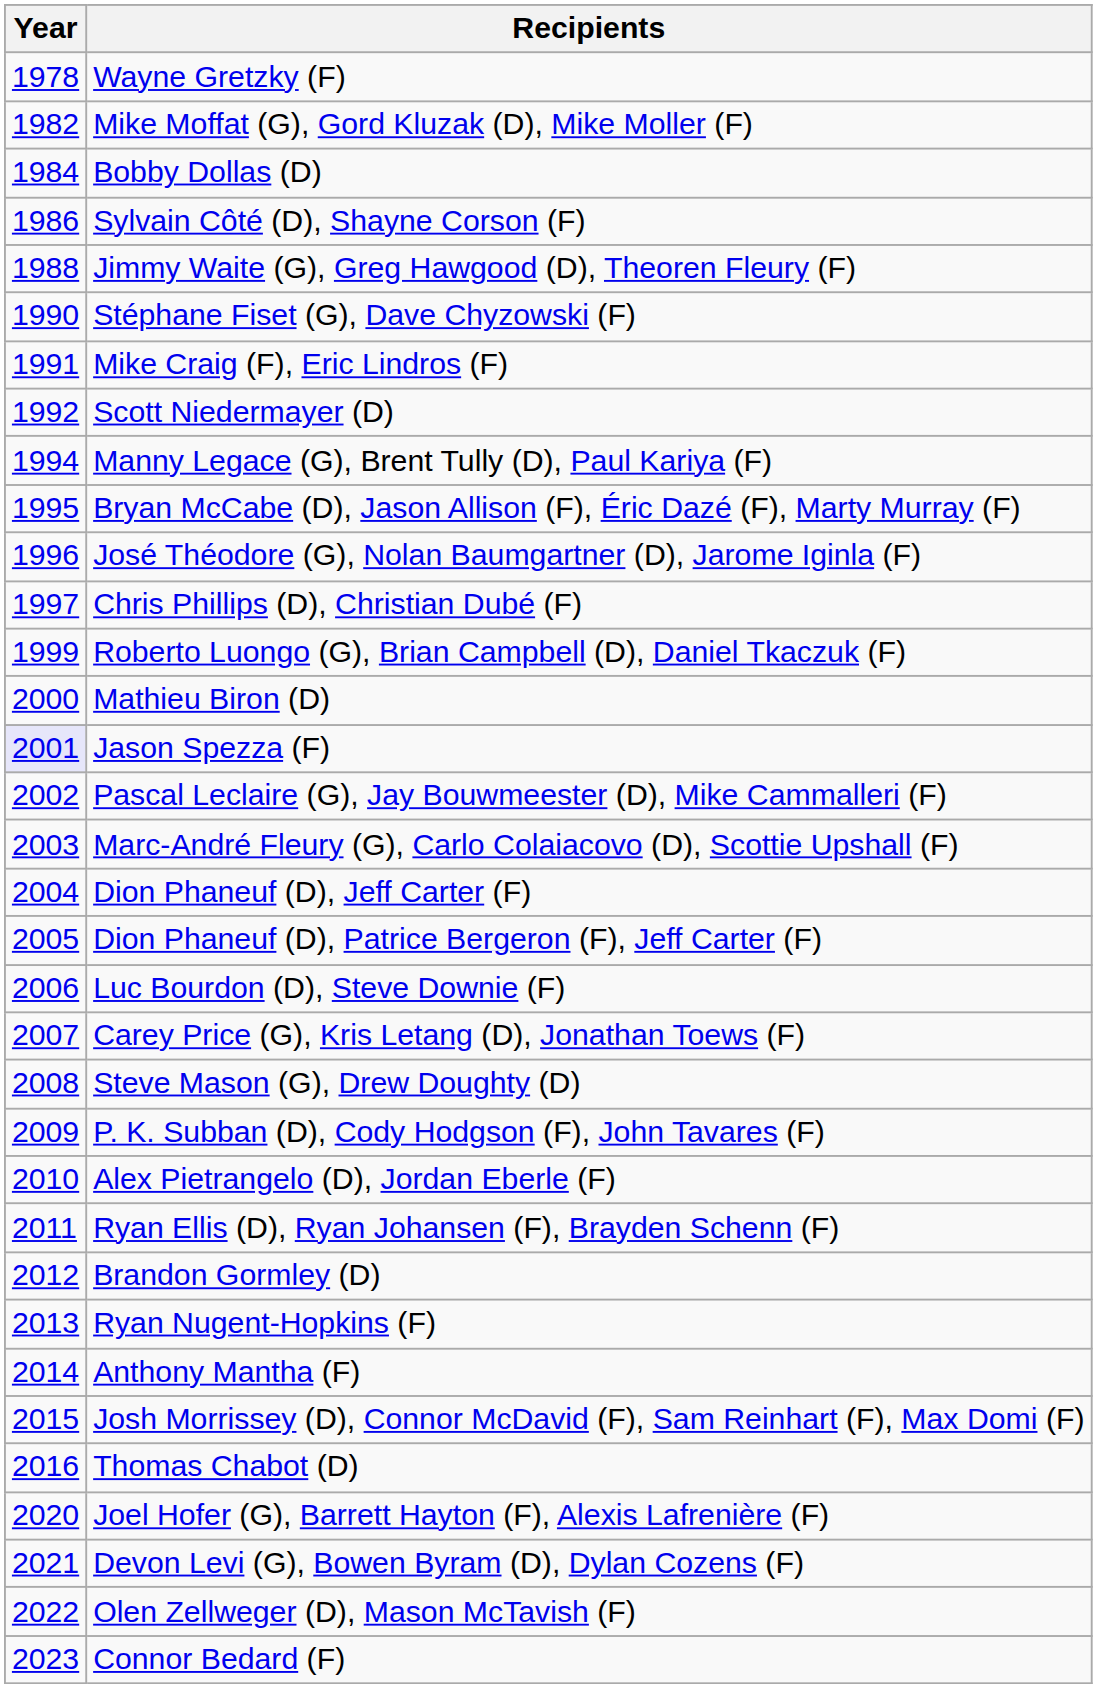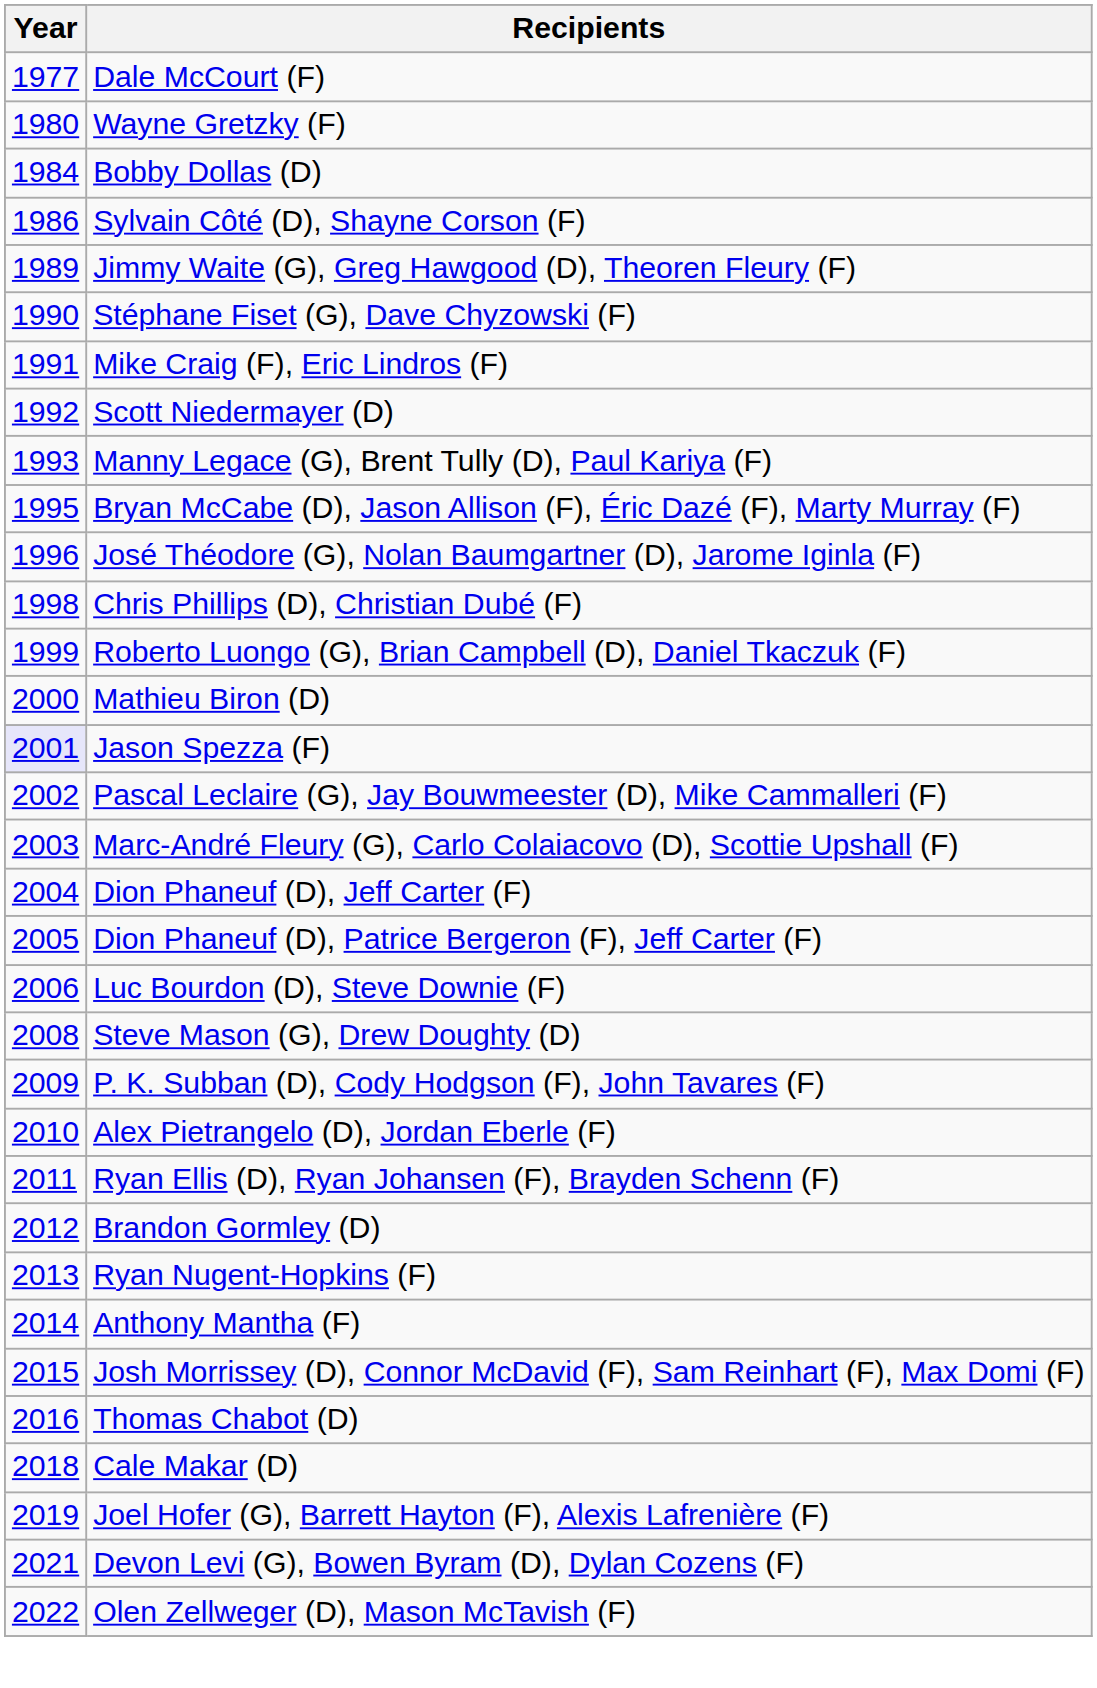+ row: (209, 76)
(46, 76) 1978 -> (46, 124) 1980
- row: (423, 124)
(46, 268) 1988 -> (46, 268) 1989
(46, 460) 1994 -> (46, 460) 1993
(46, 603) 1997 -> (46, 603) 1998
- row: (449, 1035)
+ row: (196, 1467)
(46, 1515) 2020 -> (46, 1515) 2019
- row: (219, 1659)
